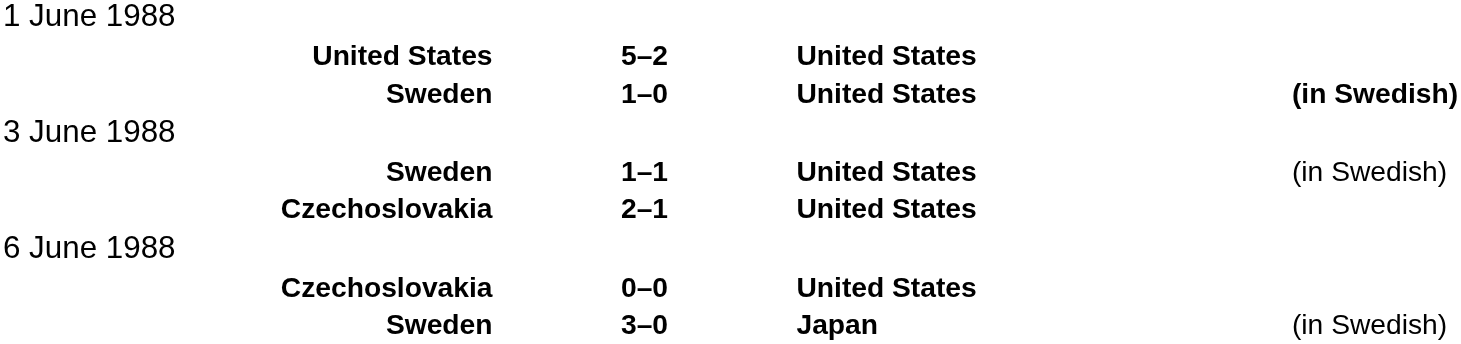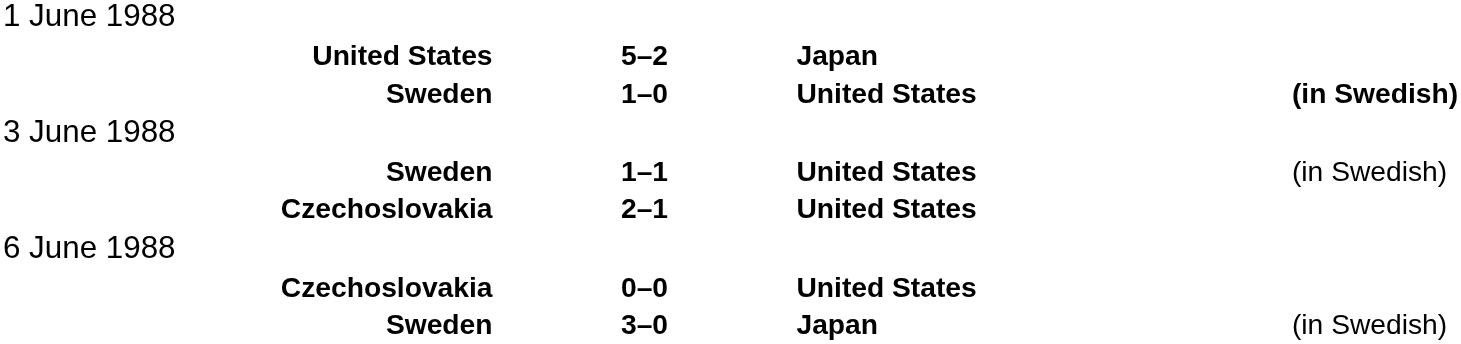(887, 56) United States -> (837, 56) Japan
